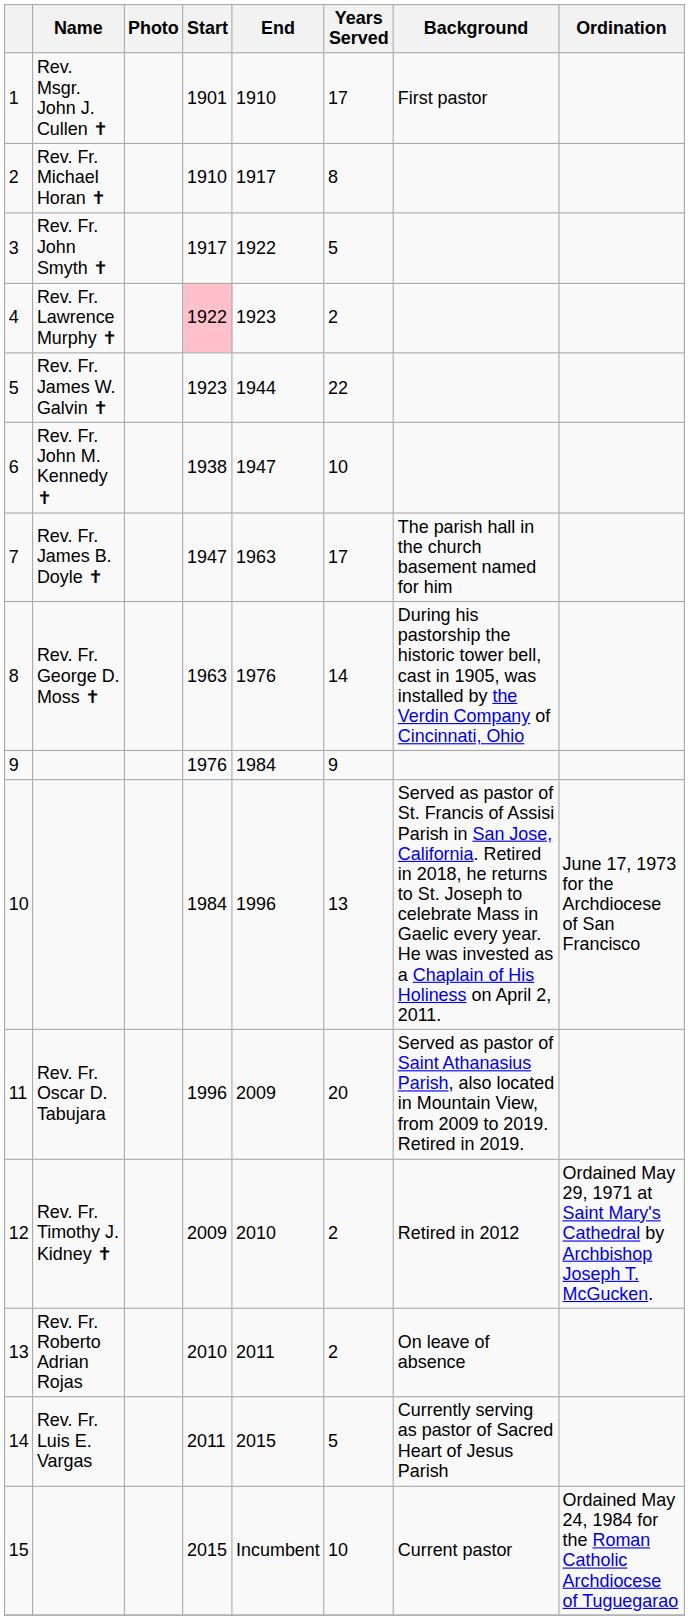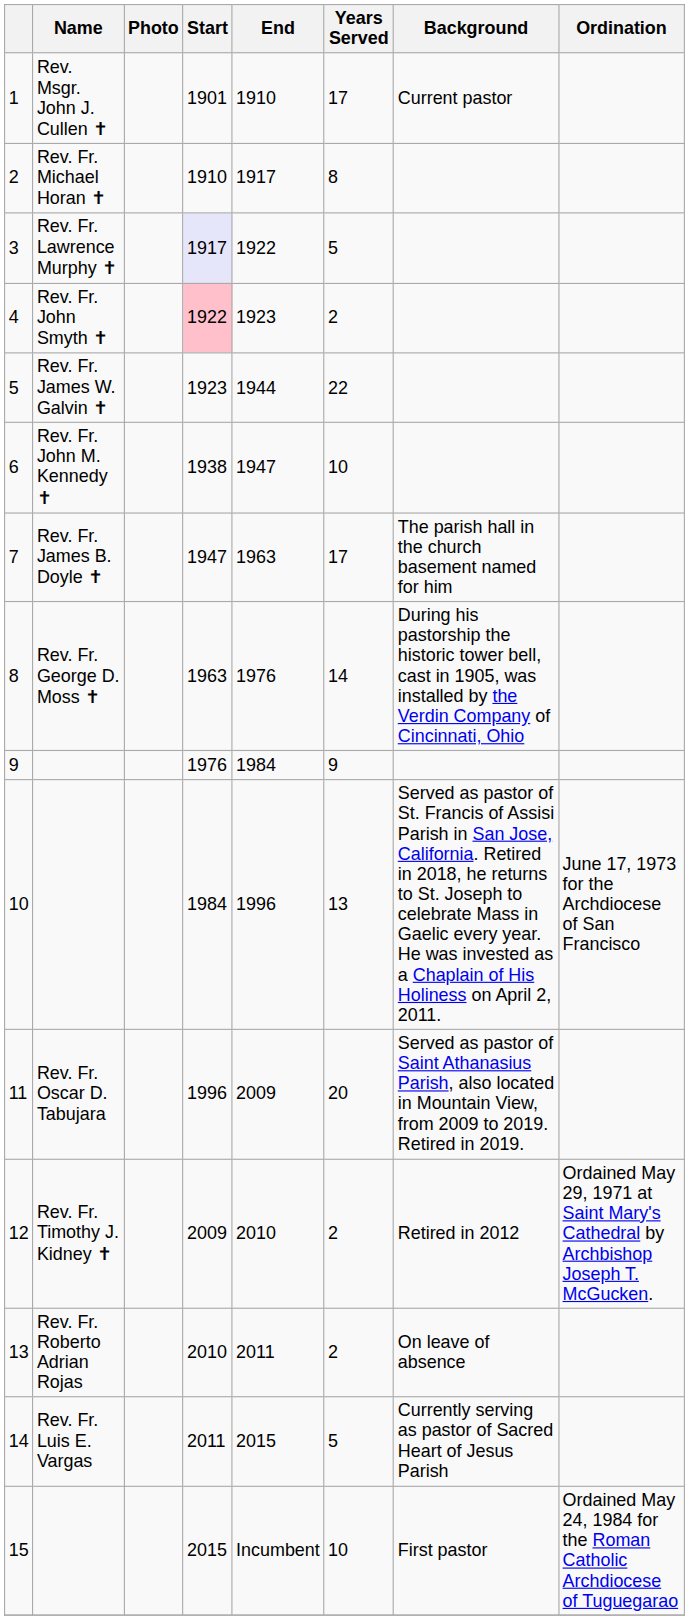(443, 98) First pastor -> (455, 98) Current pastor
(72, 247) Rev. Fr. John Smyth ✝ -> (77, 247) Rev. Fr. Lawrence Murphy ✝
(207, 247) no background -> (207, 247) lavender background
(77, 317) Rev. Fr. Lawrence Murphy ✝ -> (72, 317) Rev. Fr. John Smyth ✝
(455, 1550) Current pastor -> (443, 1550) First pastor
